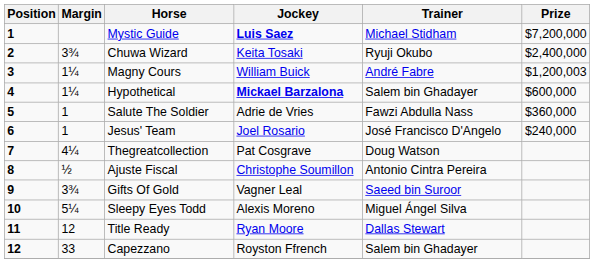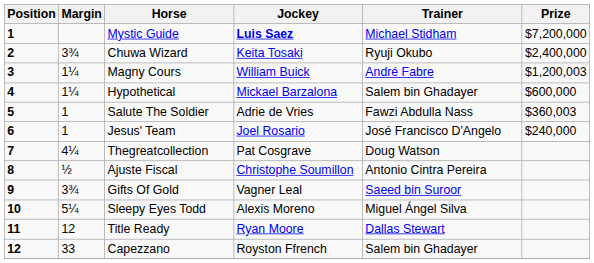(290, 92) bold -> (287, 92) normal
(551, 111) $360,000 -> (551, 111) $360,003
